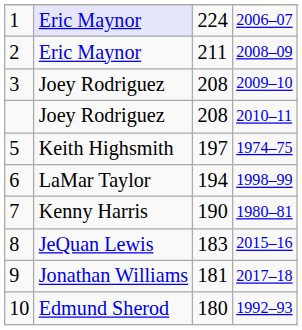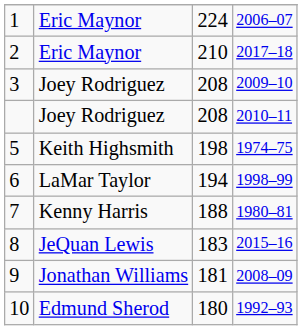(90, 20) lavender background -> (90, 20) no background
(212, 52) 211 -> (213, 52) 210
(264, 52) 2008–09 -> (264, 52) 2017–18
(213, 148) 197 -> (213, 148) 198
(213, 212) 190 -> (213, 212) 188
(264, 276) 2017–18 -> (264, 276) 2008–09
